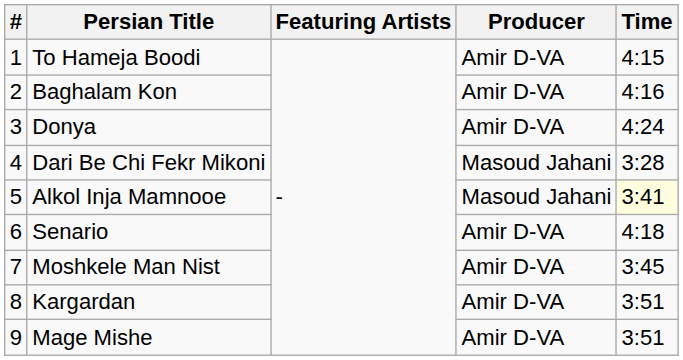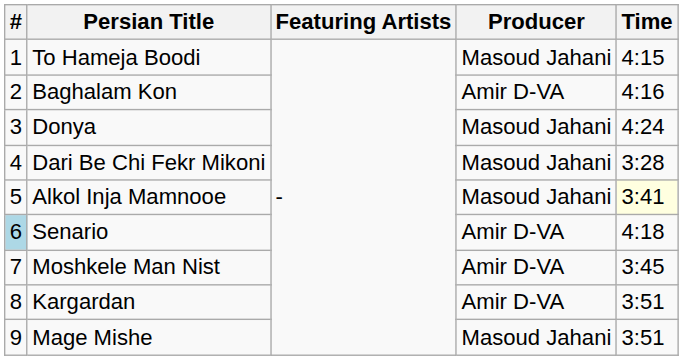(513, 57) Amir D-VA -> (536, 57) Masoud Jahani
(513, 127) Amir D-VA -> (536, 127) Masoud Jahani
(16, 232) no background -> (16, 232) lightblue background
(513, 337) Amir D-VA -> (536, 337) Masoud Jahani
